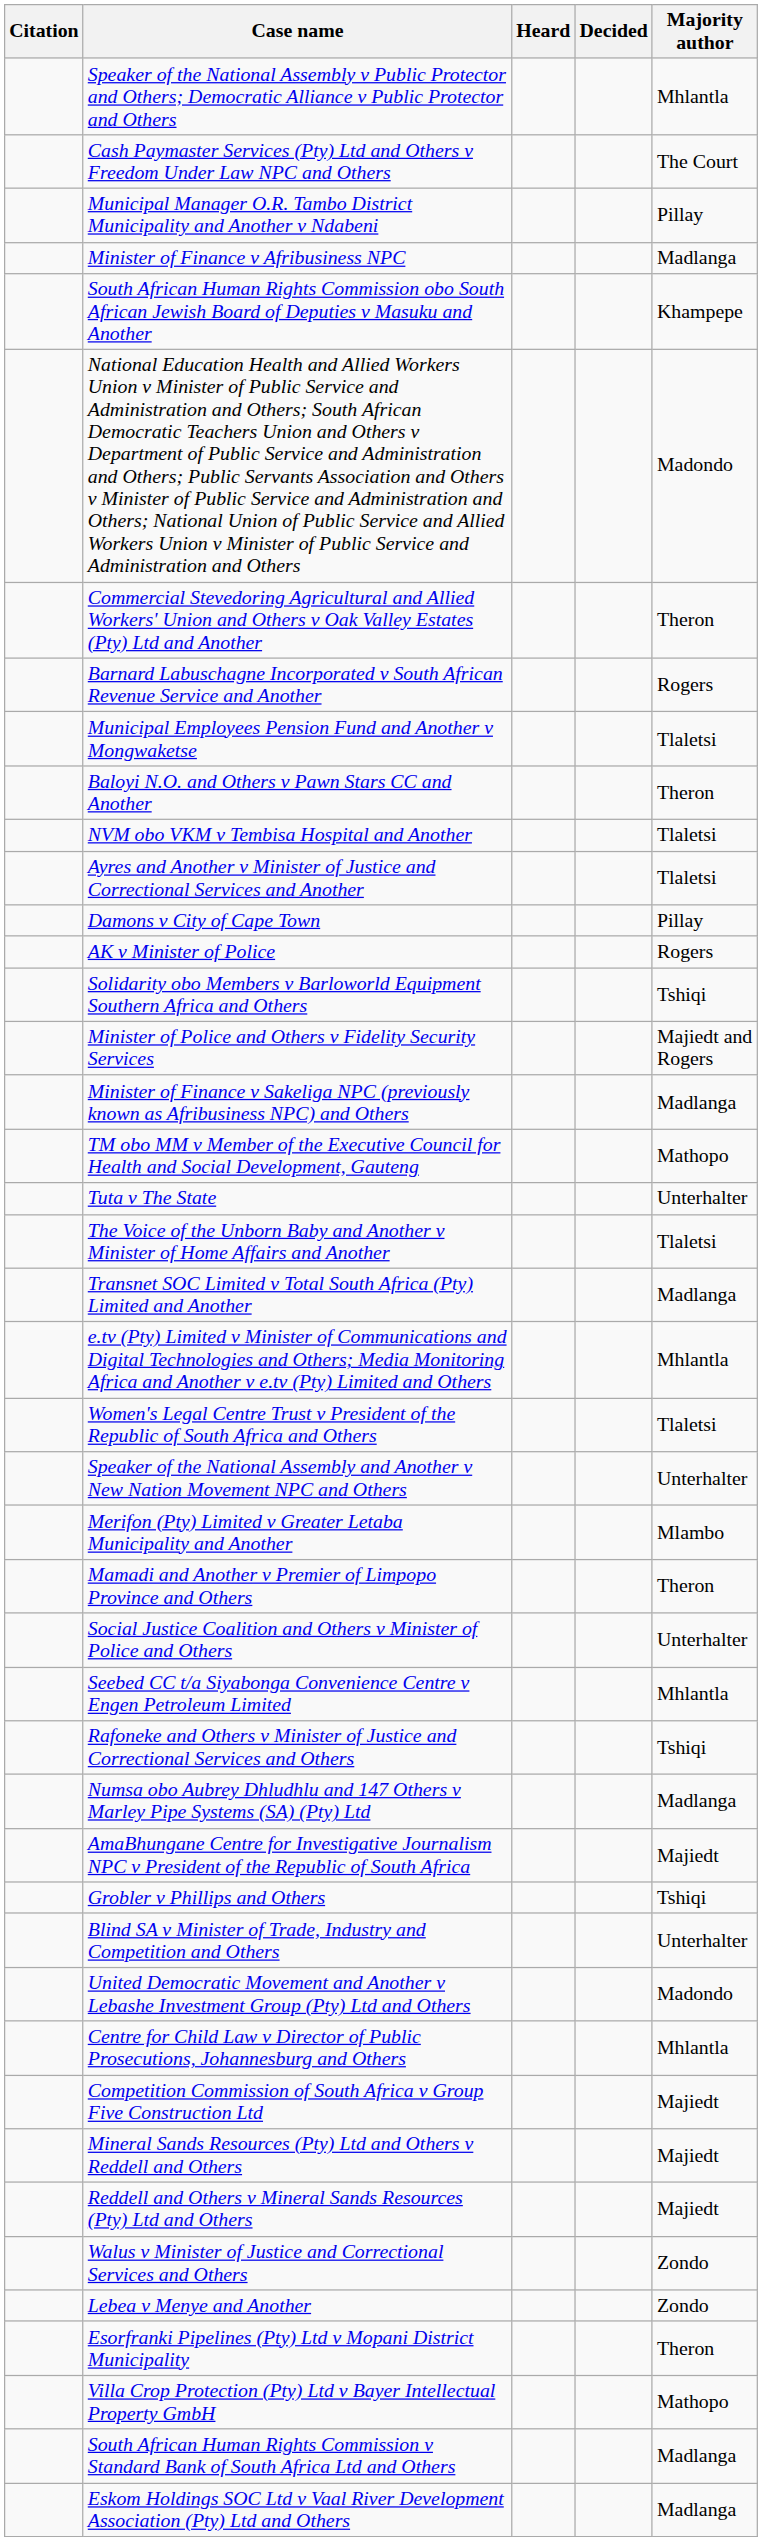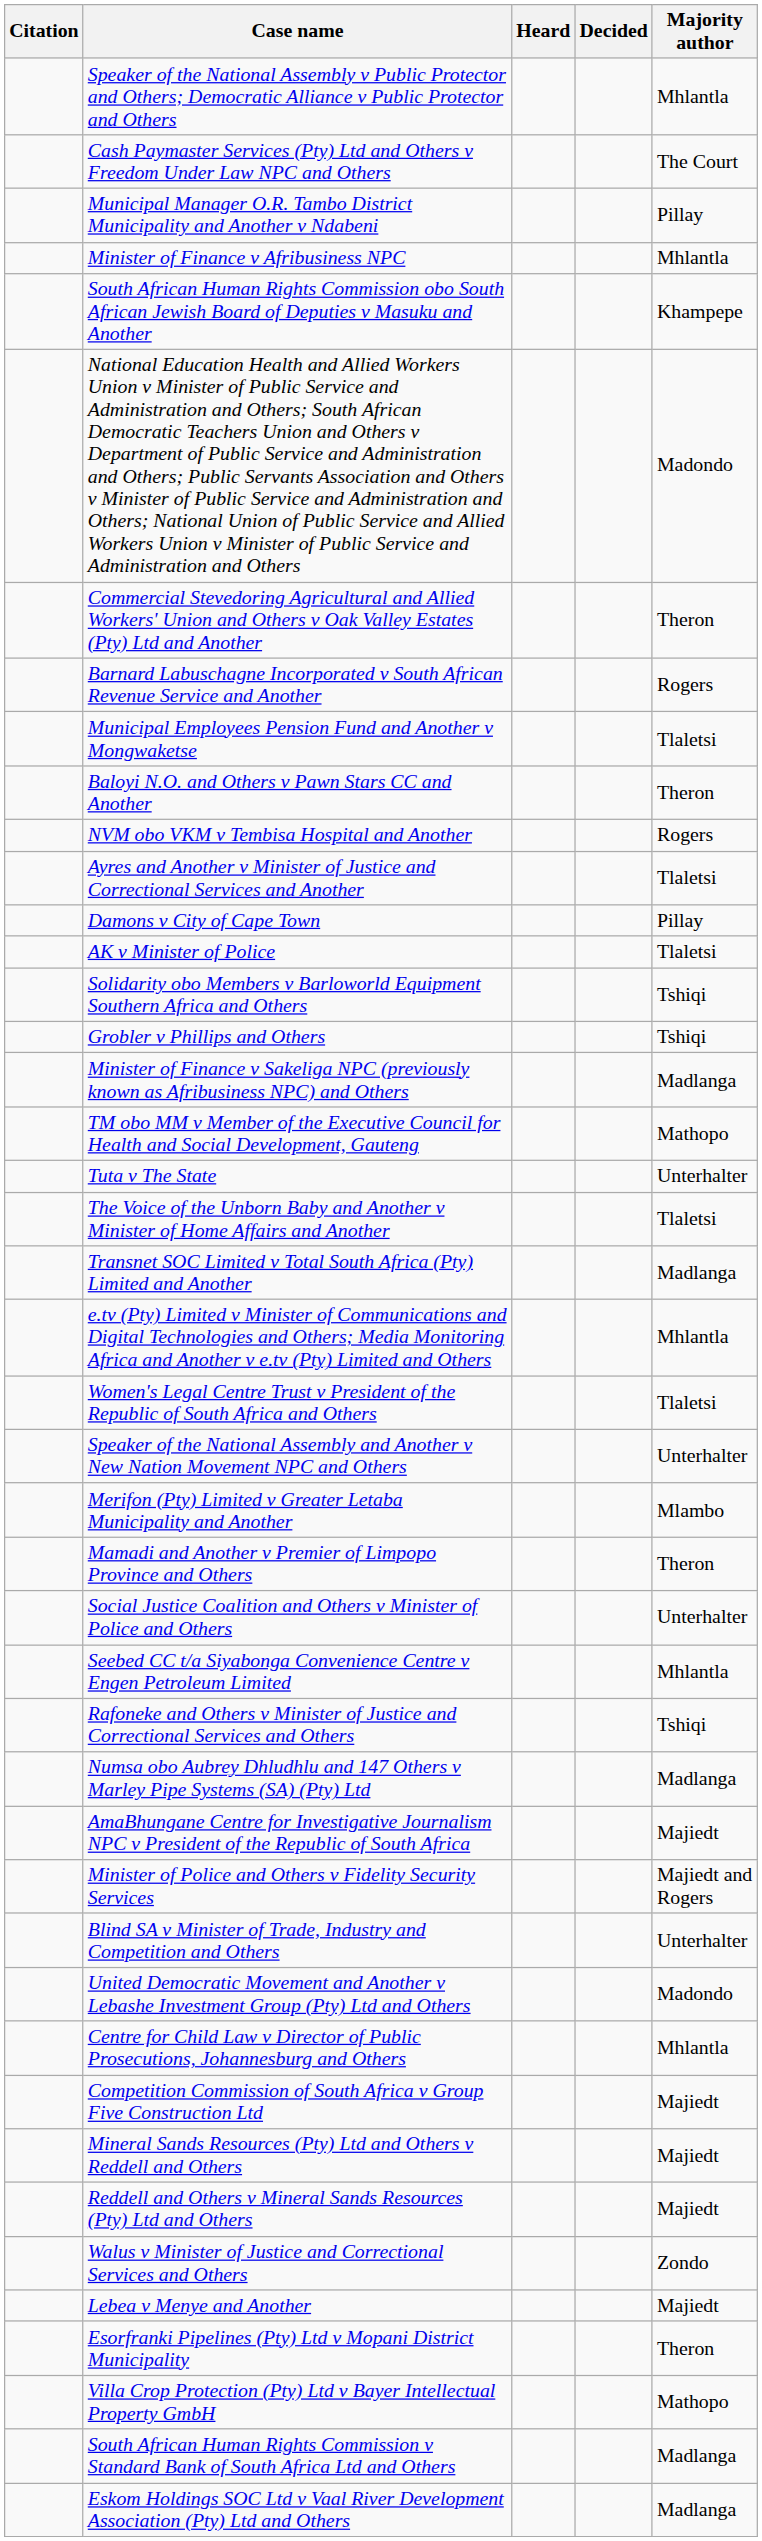(697, 257) Madlanga -> (693, 257) Mhlantla
(687, 835) Tlaletsi -> (685, 835) Rogers
(685, 951) Rogers -> (687, 951) Tlaletsi
rows swapped: (281, 1048) <-> (206, 1897)
(683, 2305) Zondo -> (688, 2305) Majiedt
